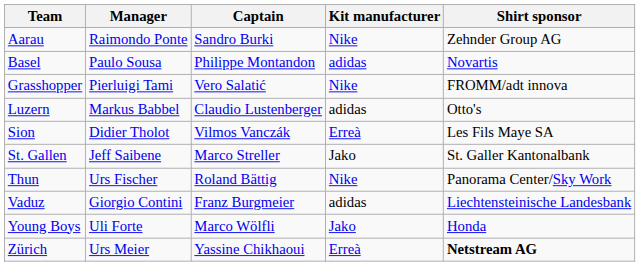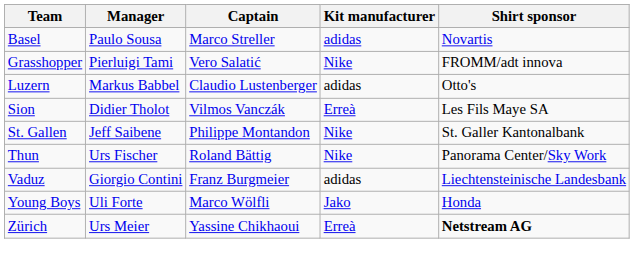- row: (26, 39)
(255, 62) Philippe Montandon -> (232, 39) Marco Streller
(237, 156) Marco Streller -> (250, 132) Philippe Montandon
(342, 156) Jako -> (338, 132) Nike
